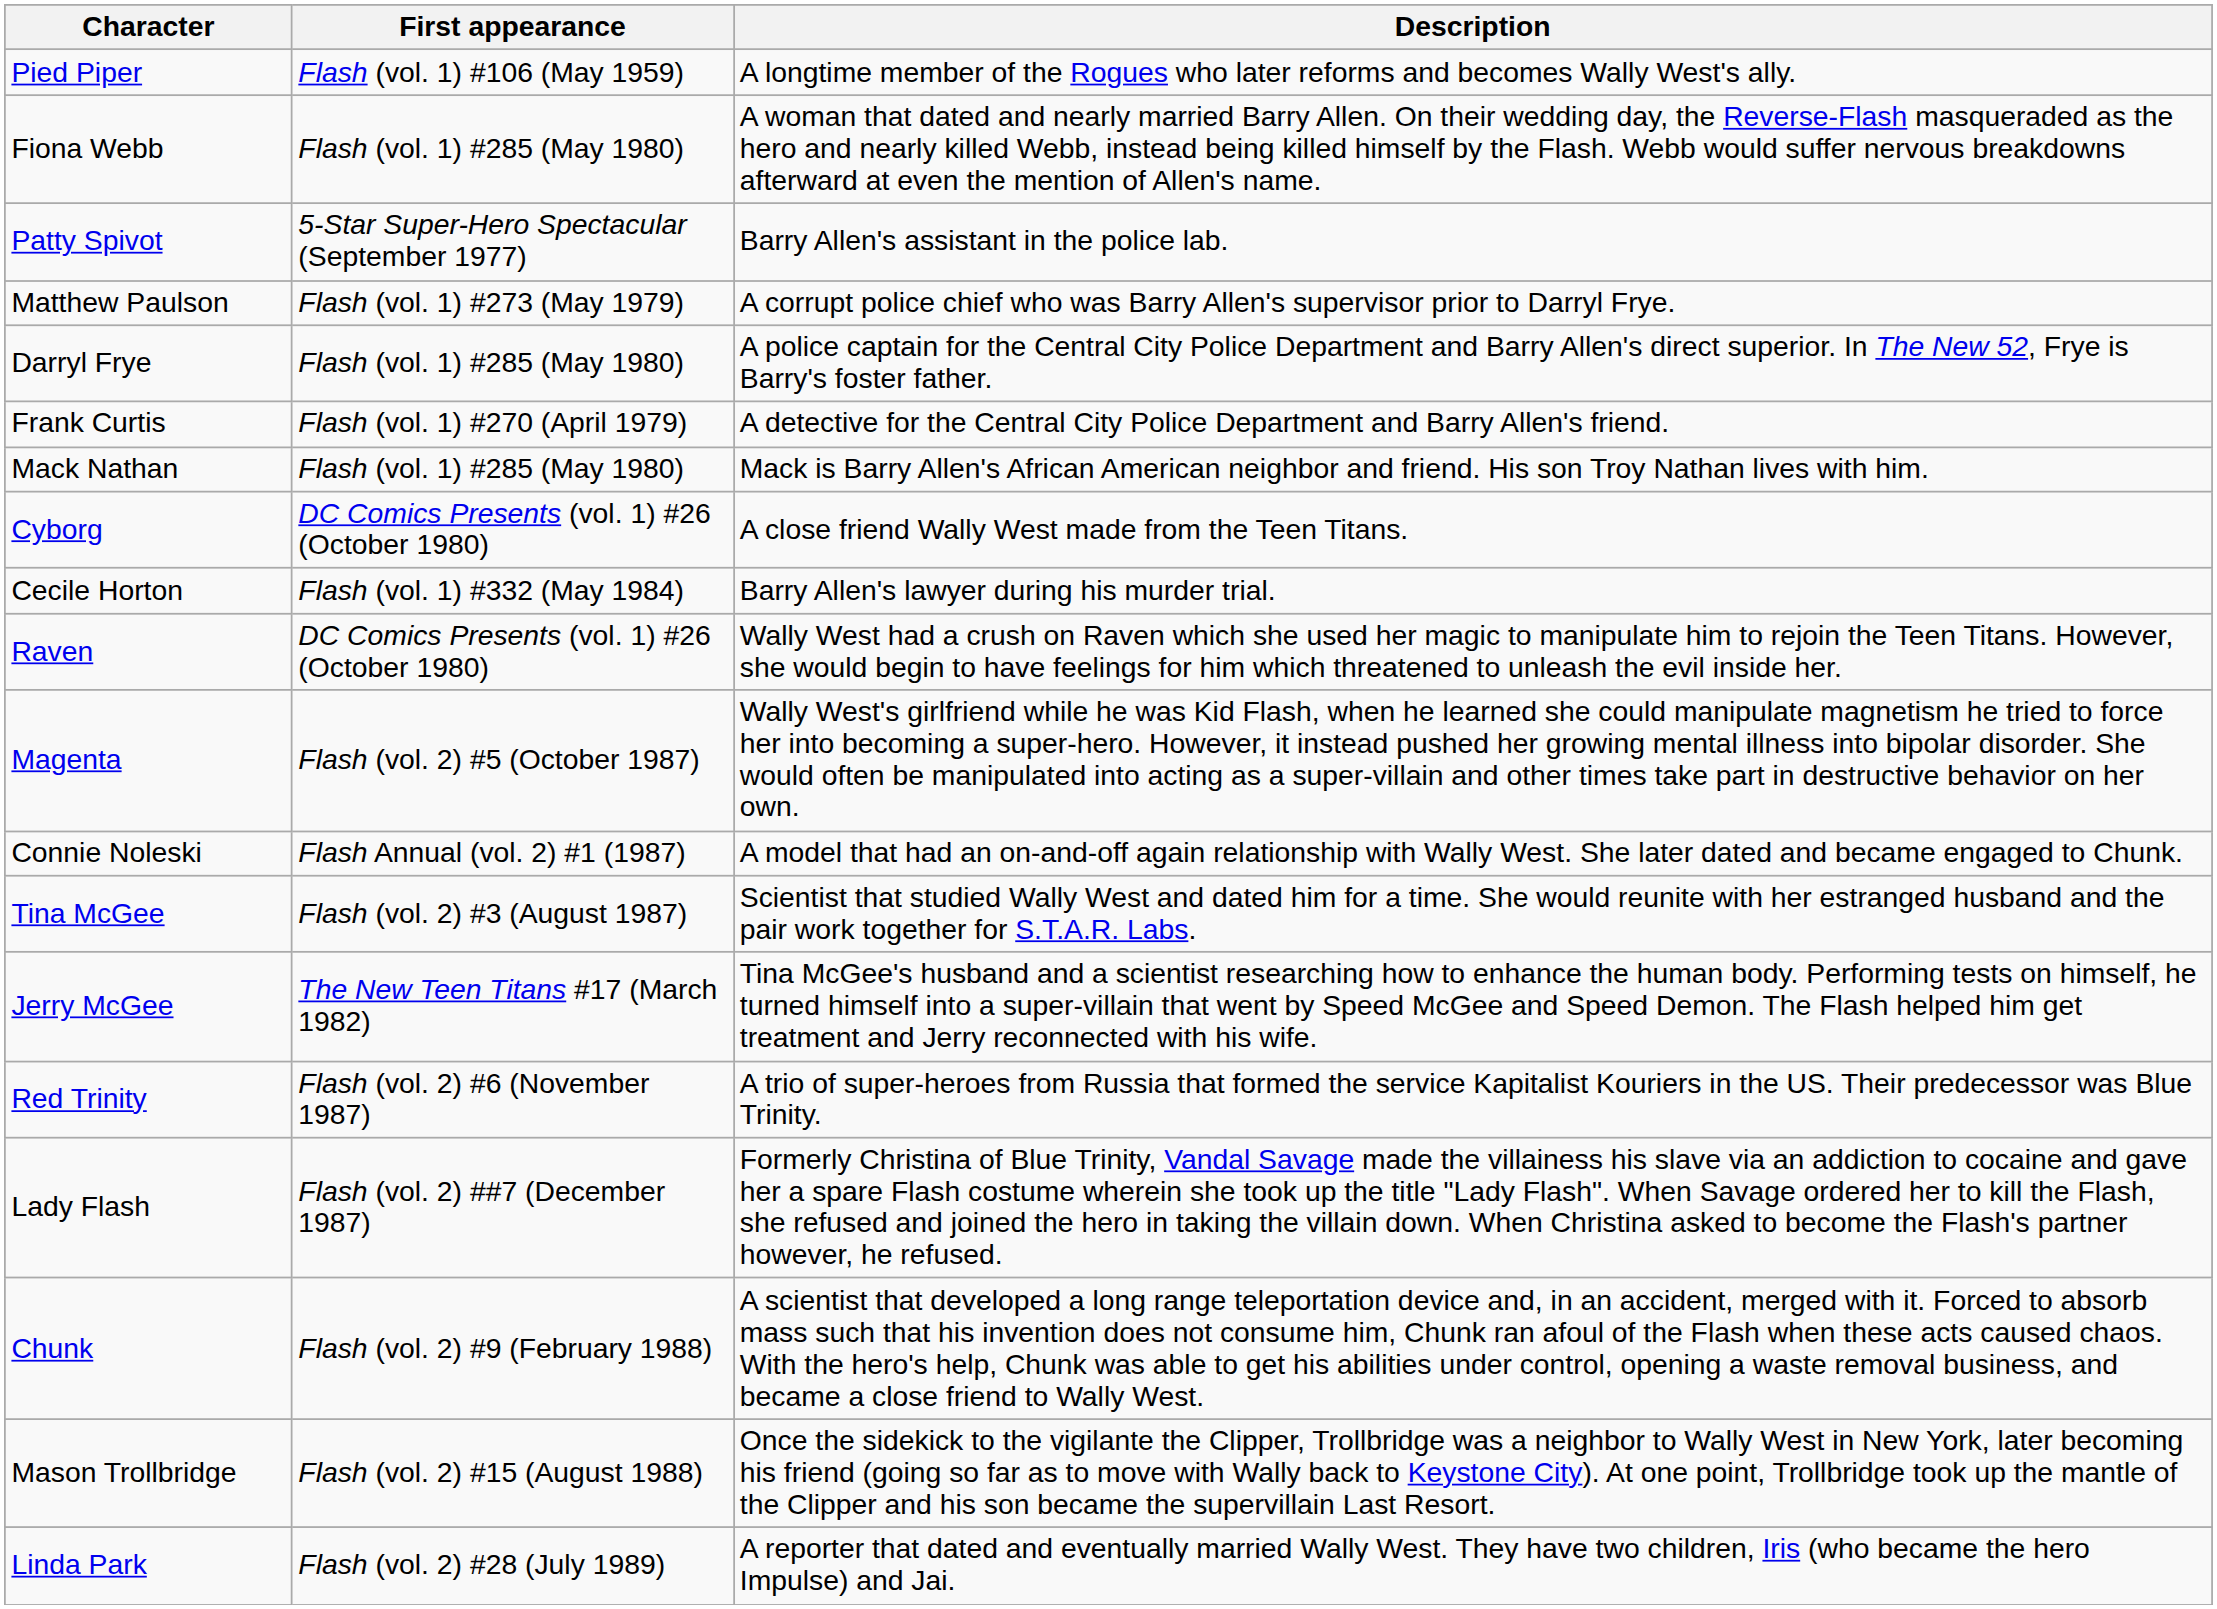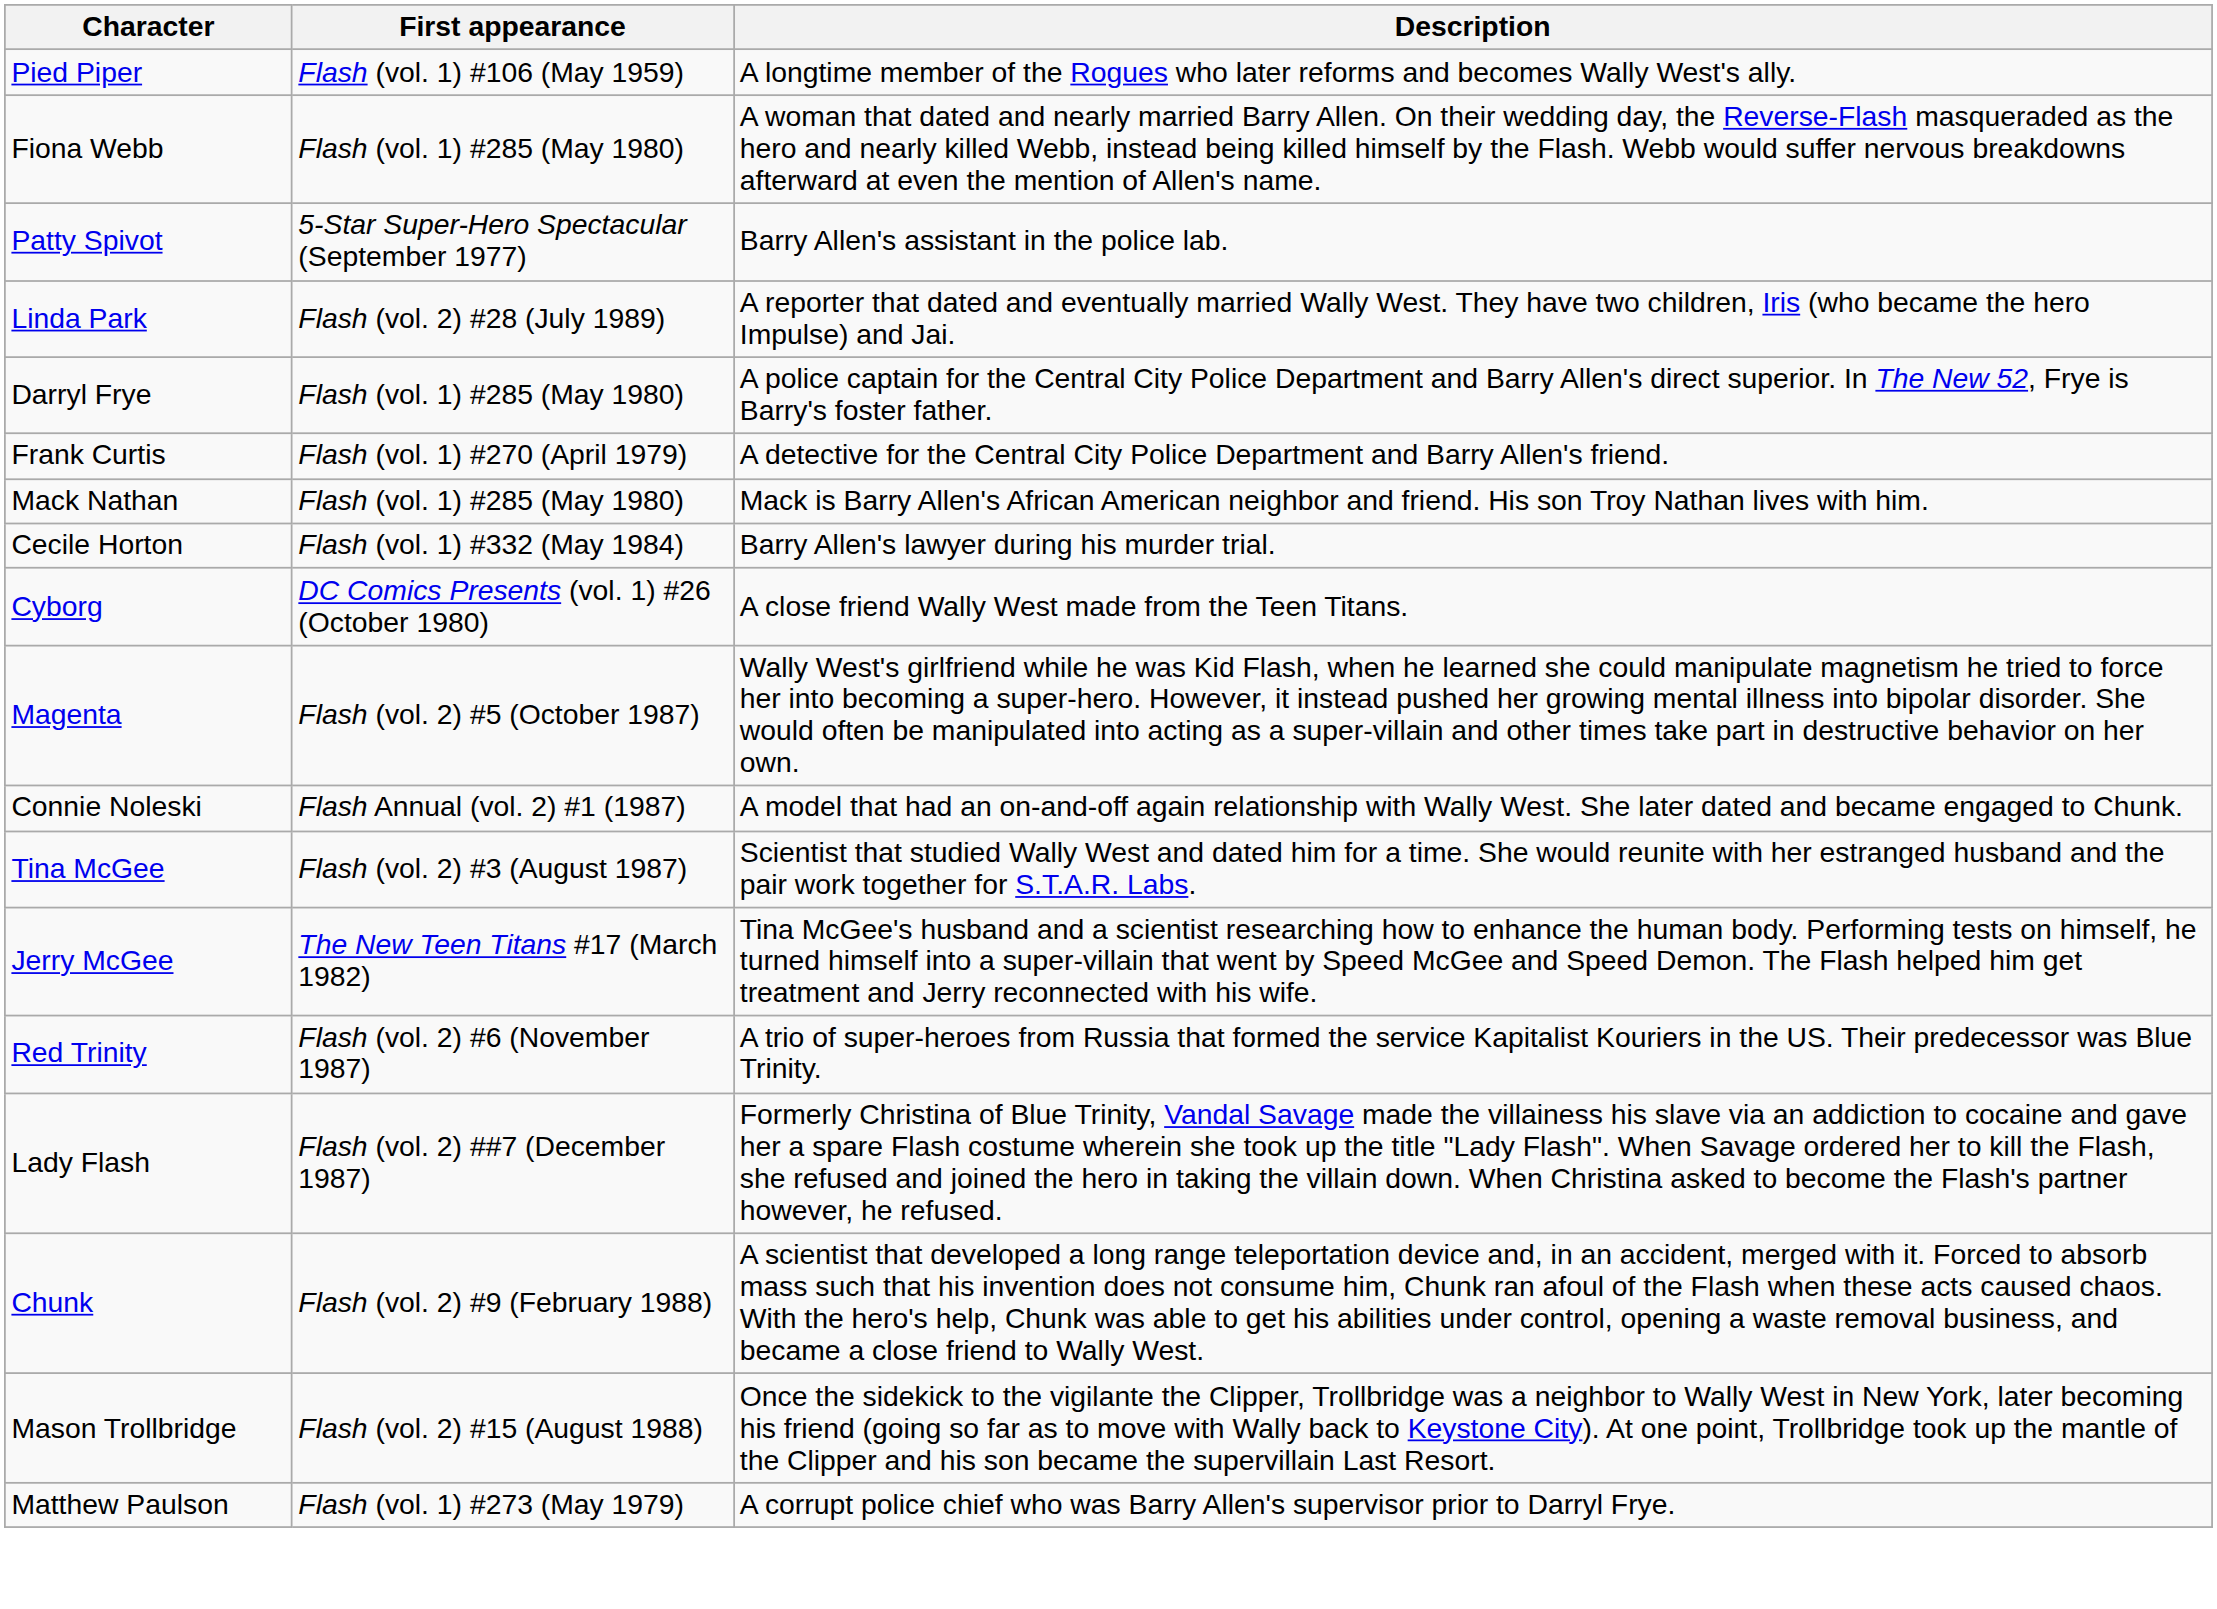rows swapped: (120, 302) <-> (79, 1565)
rows swapped: (97, 590) <-> (57, 529)
- row: (52, 651)
